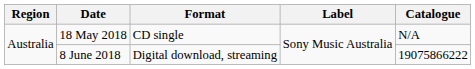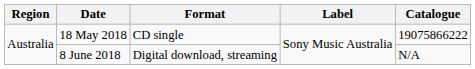(409, 34) N/A -> (433, 34) 19075866222
(433, 54) 19075866222 -> (409, 54) N/A
